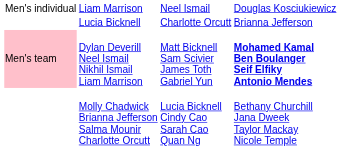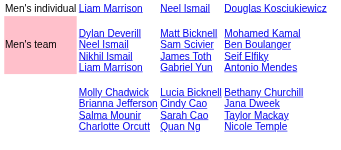- row: (110, 22)
(274, 64) bold -> (262, 50) normal
